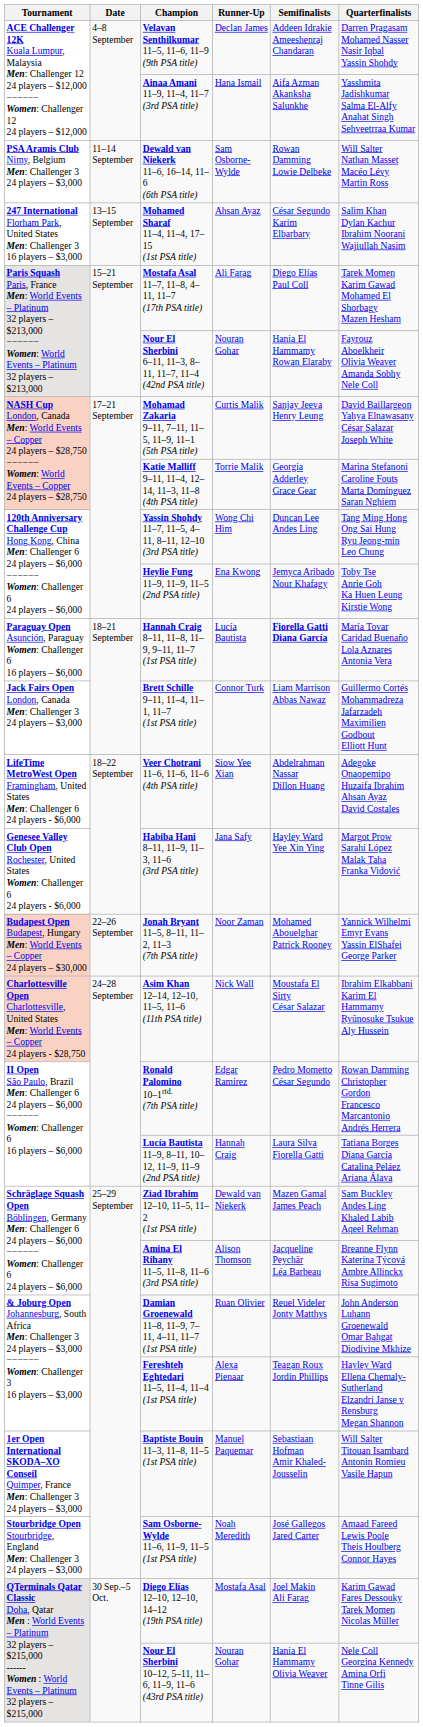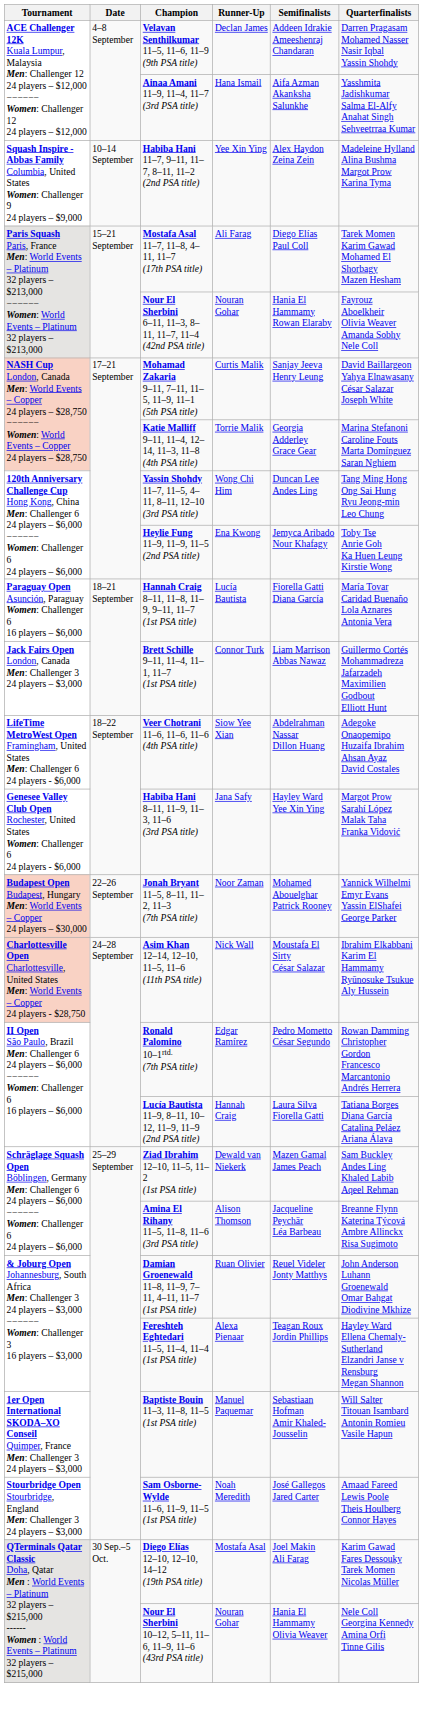+ row: (173, 166)
- row: (176, 171)
- row: (173, 234)
(300, 632) bold -> (298, 593) normal
